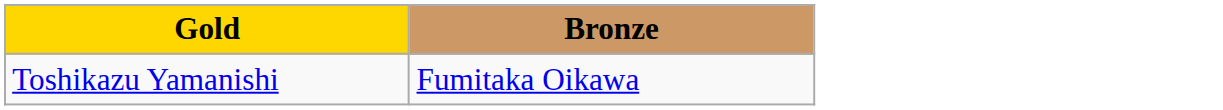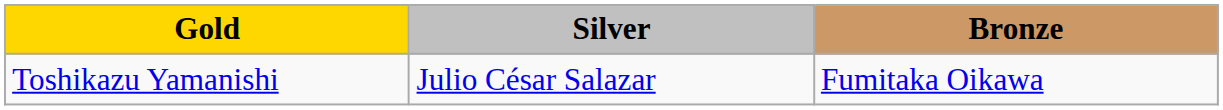+ column: (612, 29)
